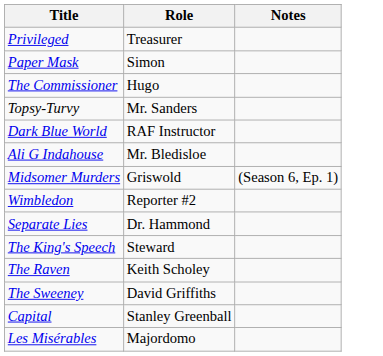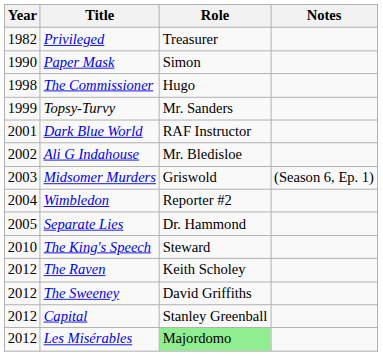+ column: (22, 16)
(161, 339) no background -> (197, 339) lightgreen background
